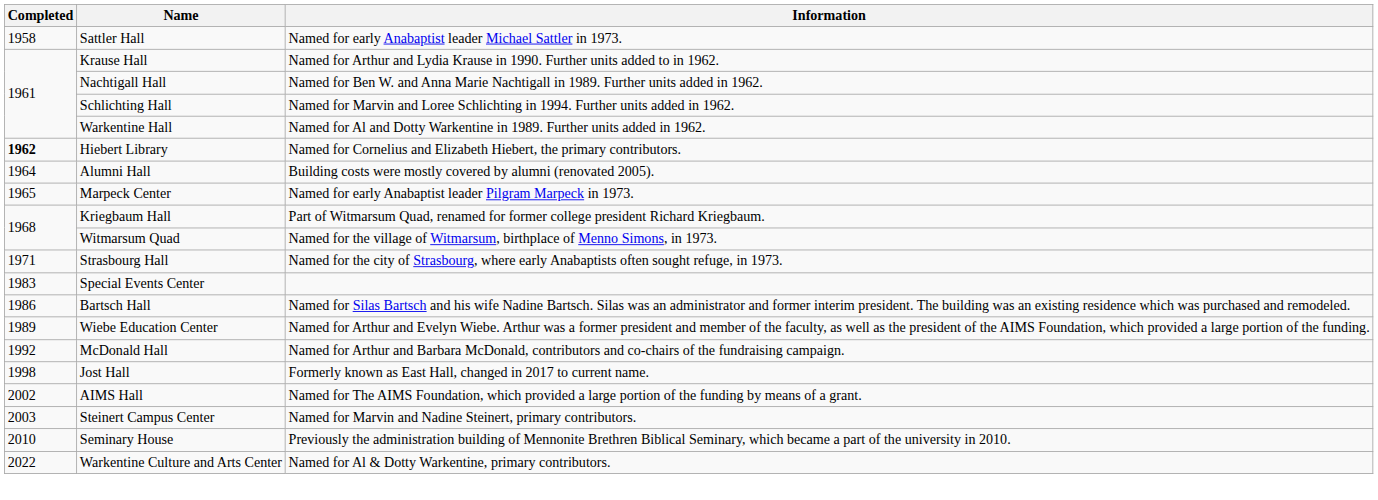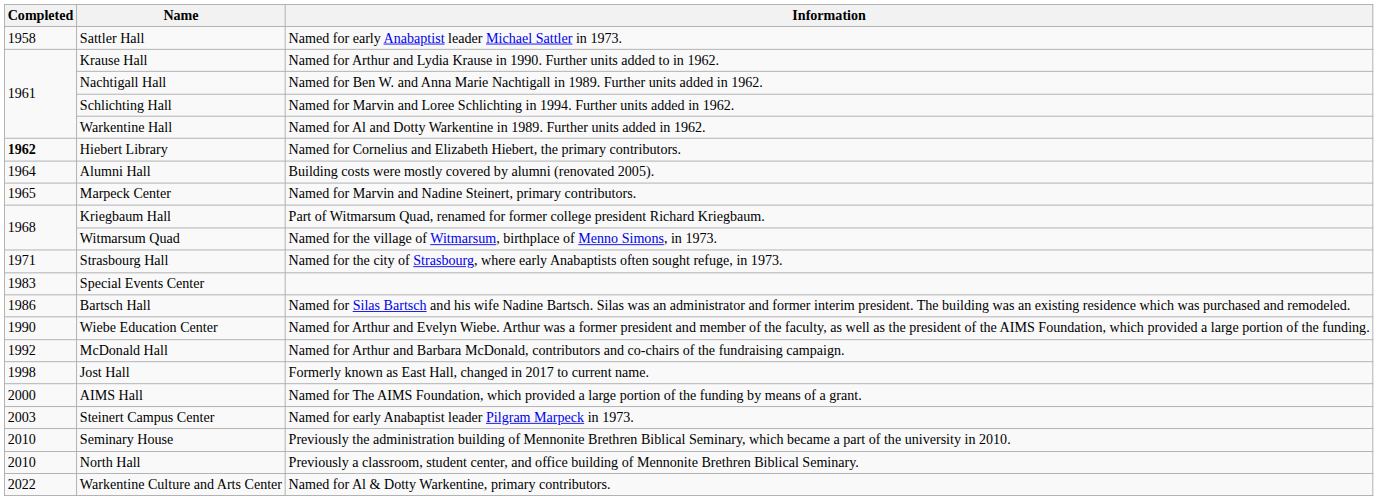(461, 194) Named for early Anabaptist leader Pilgram Marpeck in 1973. -> (462, 194) Named for Marvin and Nadine Steinert, primary contributors.
(22, 328) 1989 -> (22, 328) 1990
(22, 395) 2002 -> (22, 395) 2000
(462, 417) Named for Marvin and Nadine Steinert, primary contributors. -> (461, 417) Named for early Anabaptist leader Pilgram Marpeck in 1973.
+ row: (110, 462)
